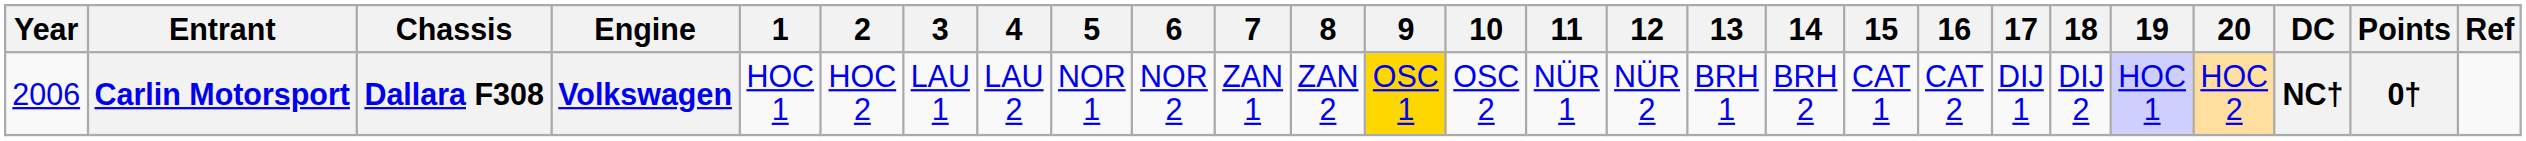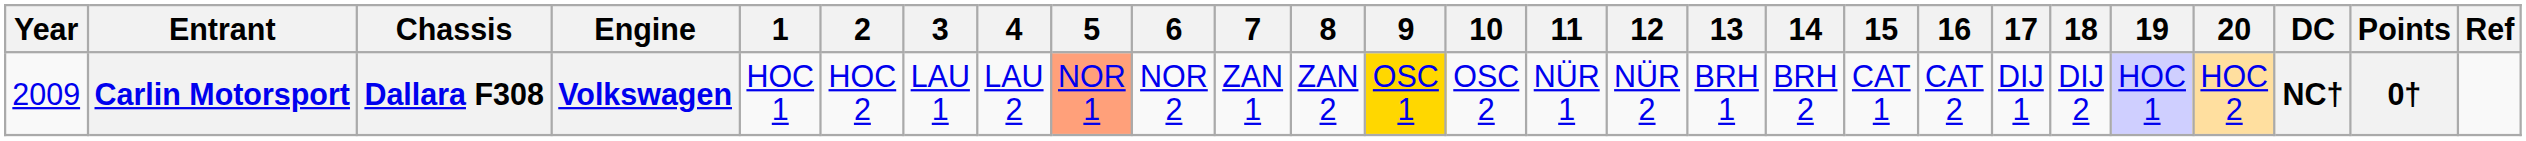(46, 94) 2006 -> (46, 94) 2009
(1092, 94) no background -> (1092, 94) lightsalmon background
